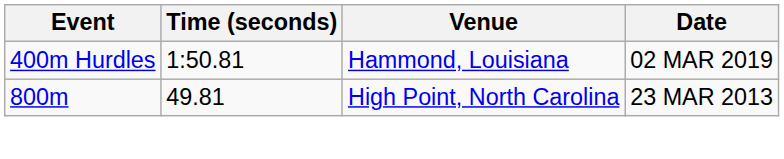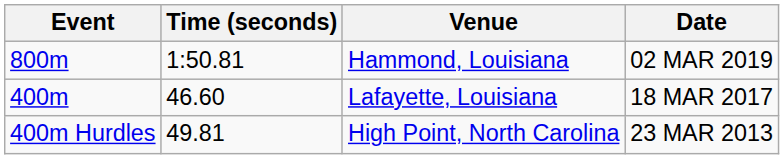(83, 60) 400m Hurdles -> (39, 60) 800m
+ row: (453, 97)
(39, 97) 800m -> (83, 134) 400m Hurdles
